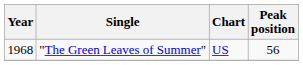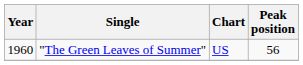(20, 49) 1968 -> (20, 49) 1960
